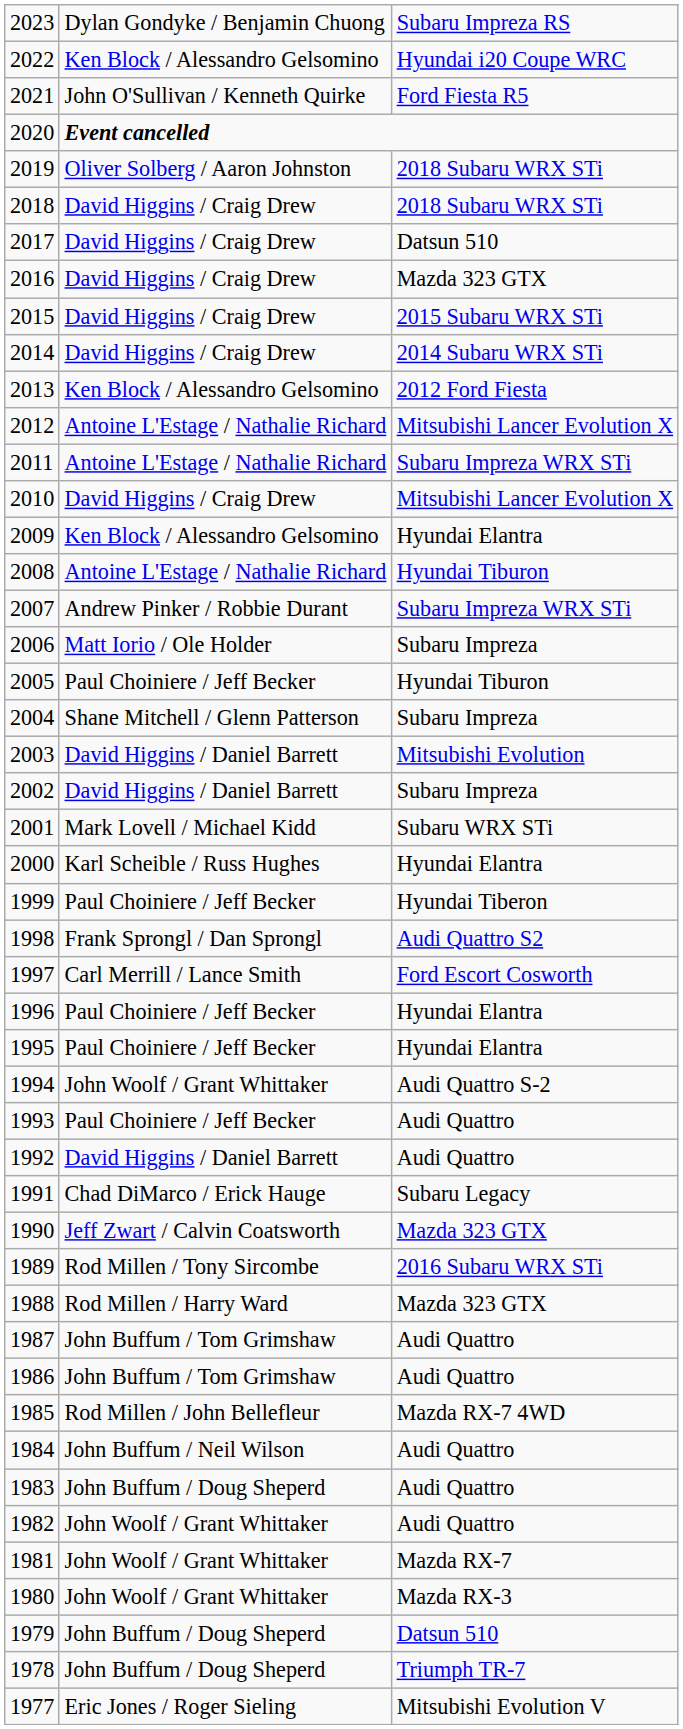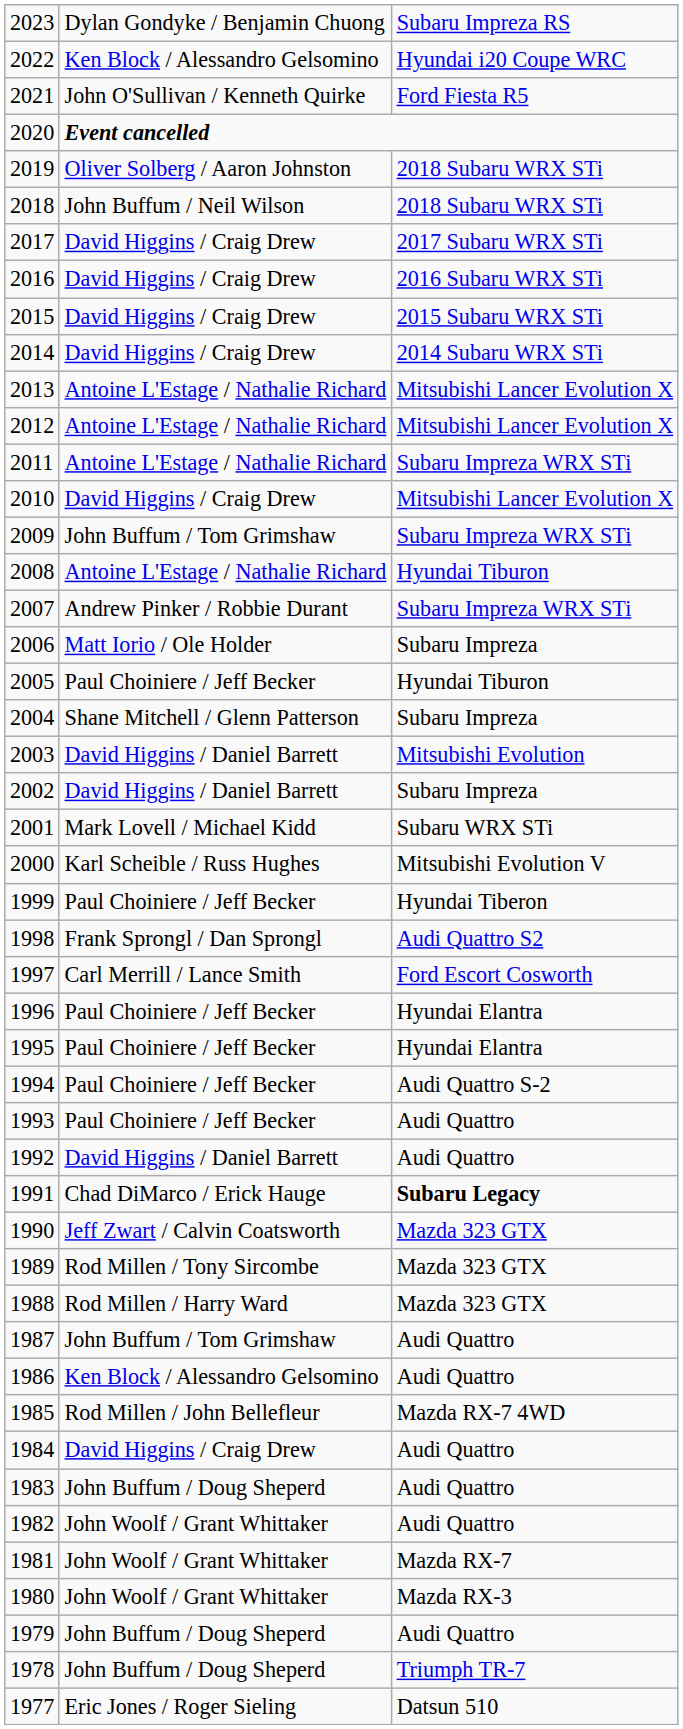(190, 205) David Higgins / Craig Drew -> (184, 205) John Buffum / Neil Wilson
(447, 242) Datsun 510 -> (500, 242) 2017 Subaru WRX STi
(472, 279) Mazda 323 GTX -> (500, 279) 2016 Subaru WRX STi
(222, 388) Ken Block / Alessandro Gelsomino -> (225, 388) Antoine L'Estage / Nathalie Richard
(472, 388) 2012 Ford Fiesta -> (535, 388) Mitsubishi Lancer Evolution X
(222, 535) Ken Block / Alessandro Gelsomino -> (200, 535) John Buffum / Tom Grimshaw
(470, 535) Hyundai Elantra -> (514, 535) Subaru Impreza WRX STi
(470, 864) Hyundai Elantra -> (501, 864) Mitsubishi Evolution V
(196, 1084) John Woolf / Grant Whittaker -> (190, 1084) Paul Choiniere / Jeff Becker
(463, 1193) normal -> (468, 1193) bold
(500, 1267) 2016 Subaru WRX STi -> (472, 1267) Mazda 323 GTX
(200, 1376) John Buffum / Tom Grimshaw -> (222, 1376) Ken Block / Alessandro Gelsomino
(184, 1450) John Buffum / Neil Wilson -> (190, 1450) David Higgins / Craig Drew
(447, 1632) Datsun 510 -> (455, 1632) Audi Quattro
(501, 1706) Mitsubishi Evolution V -> (447, 1706) Datsun 510
